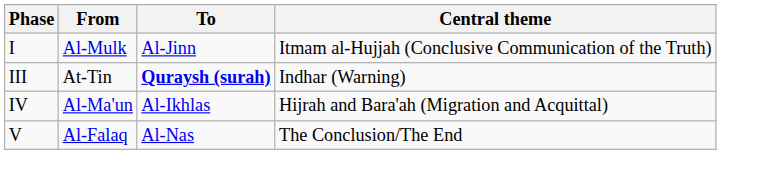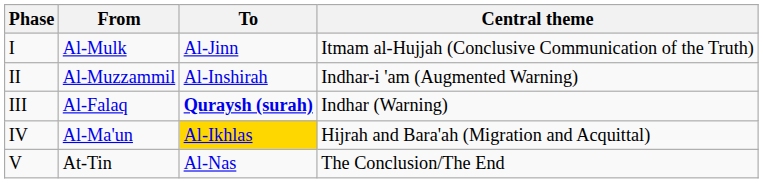+ row: (15, 76)
(87, 76) At-Tin -> (95, 105) Al-Falaq
(176, 105) no background -> (218, 134) gold background
(95, 134) Al-Falaq -> (87, 163) At-Tin
